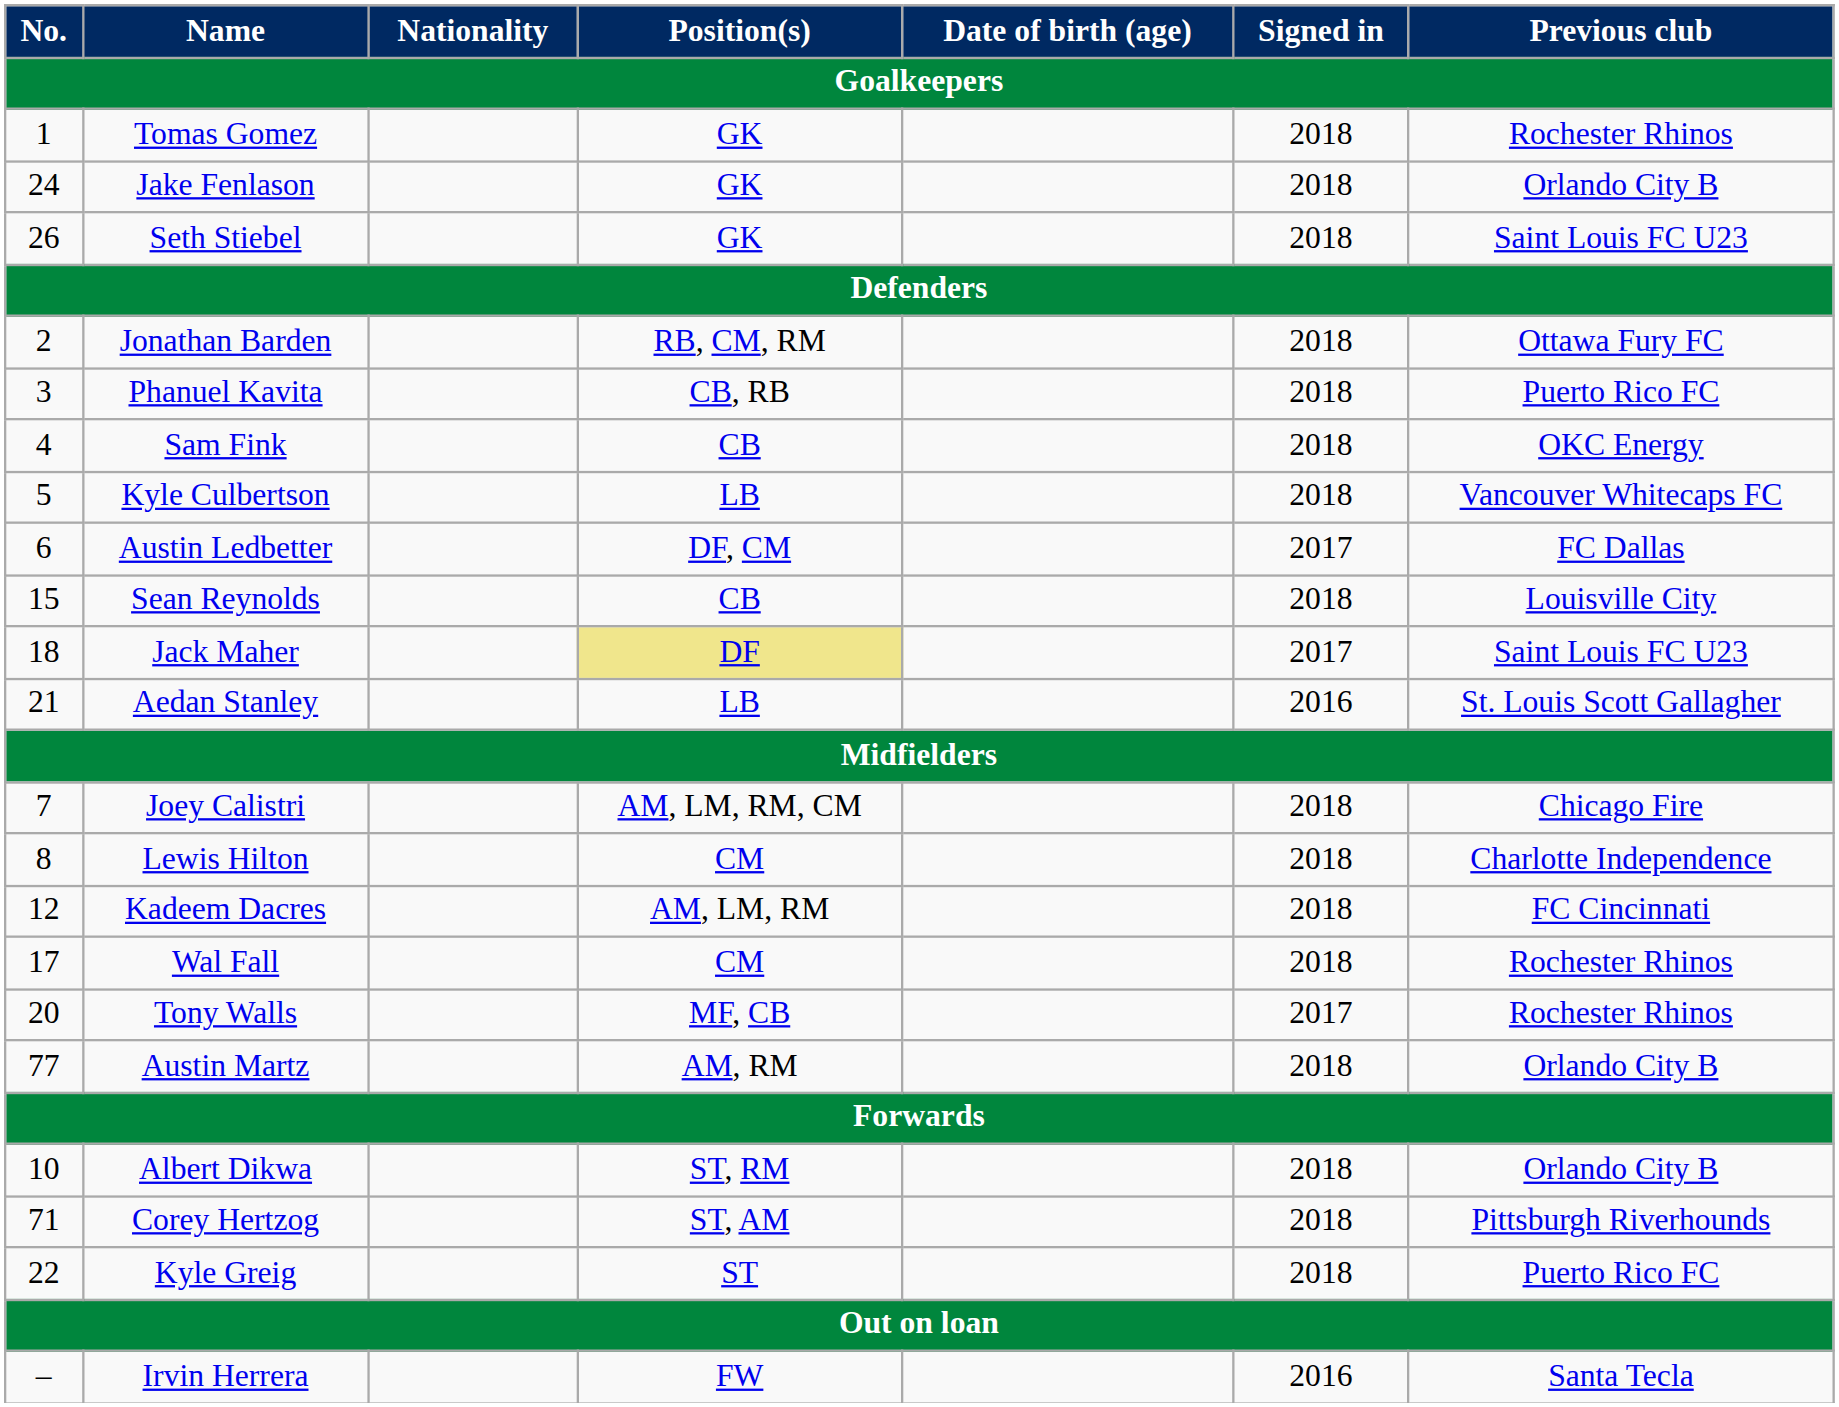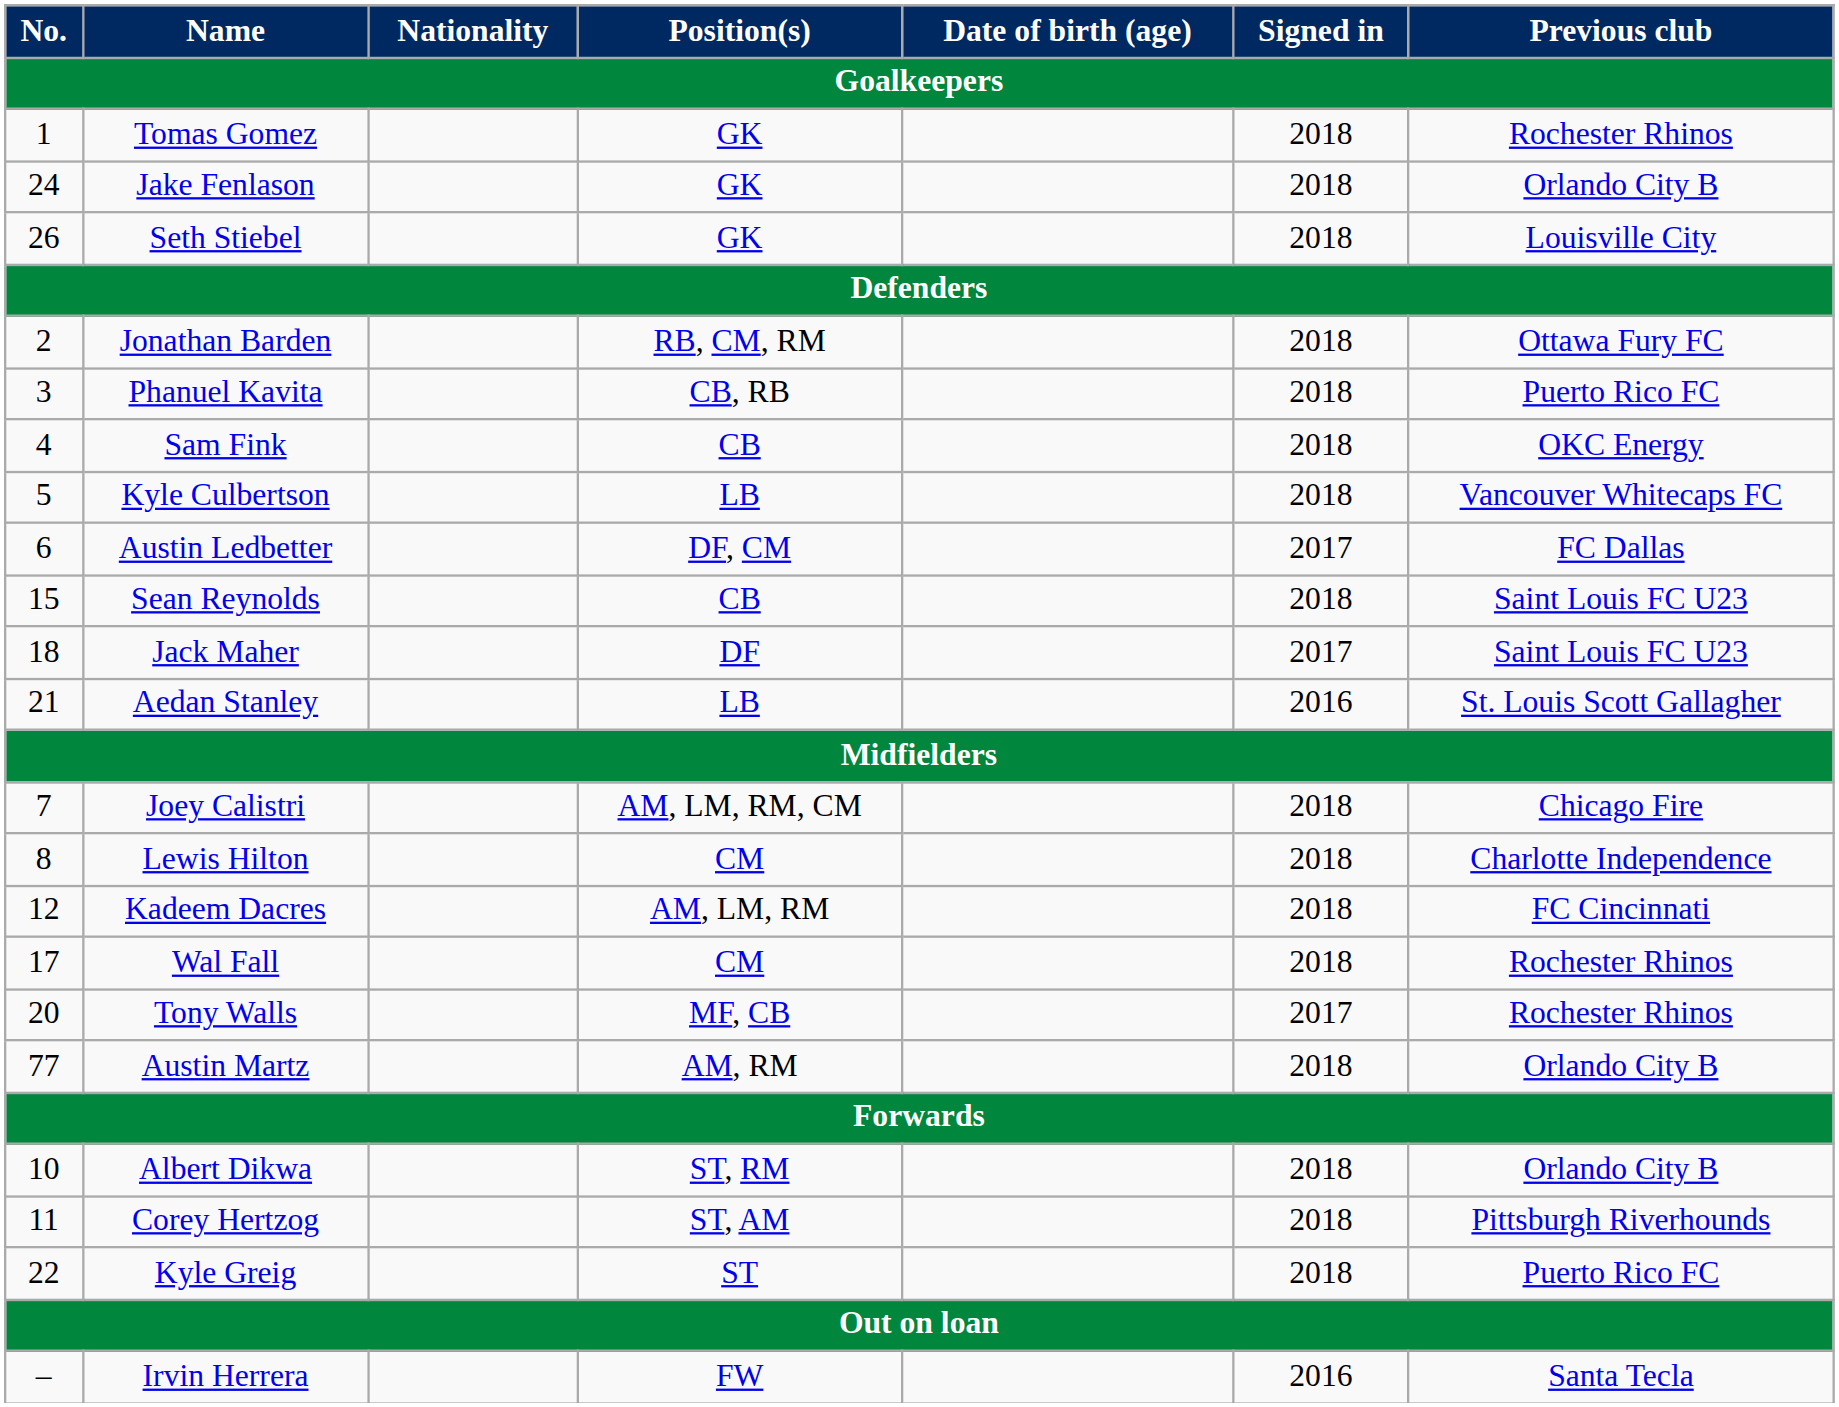(1621, 237) Saint Louis FC U23 -> (1621, 237) Louisville City
(1621, 599) Louisville City -> (1621, 599) Saint Louis FC U23
(740, 651) khaki background -> (740, 651) no background
(44, 1220) 71 -> (44, 1220) 11
